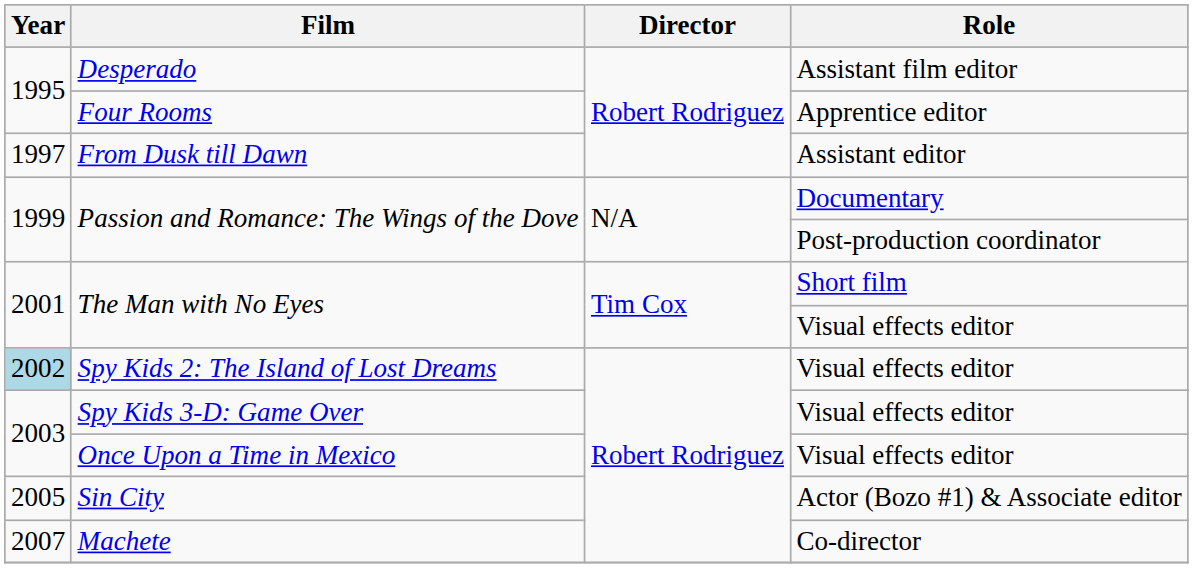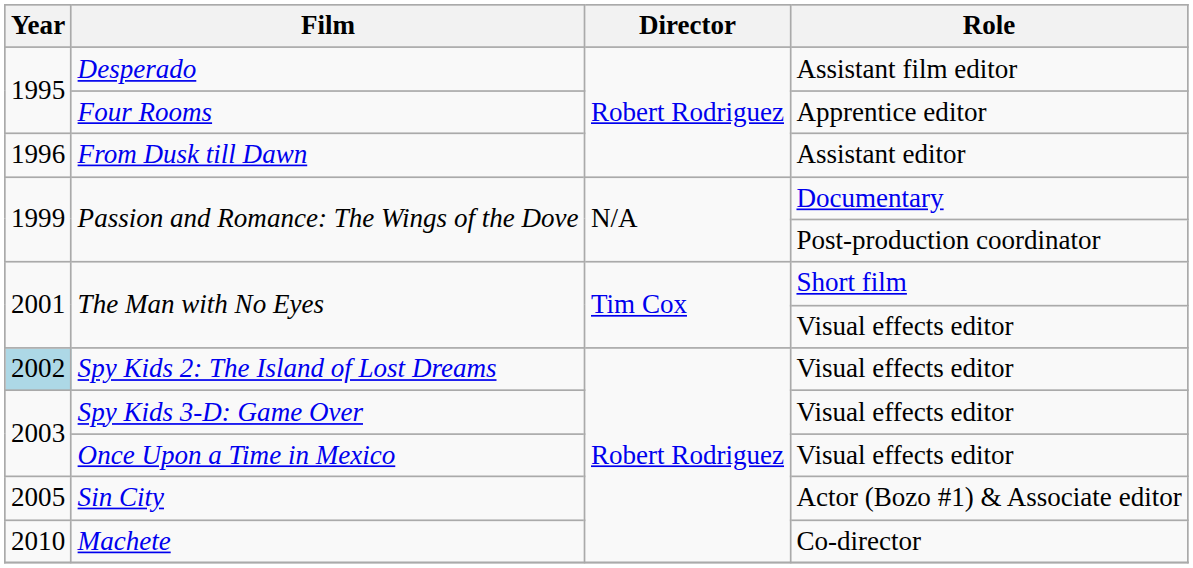(38, 154) 1997 -> (38, 154) 1996
(38, 540) 2007 -> (38, 540) 2010
